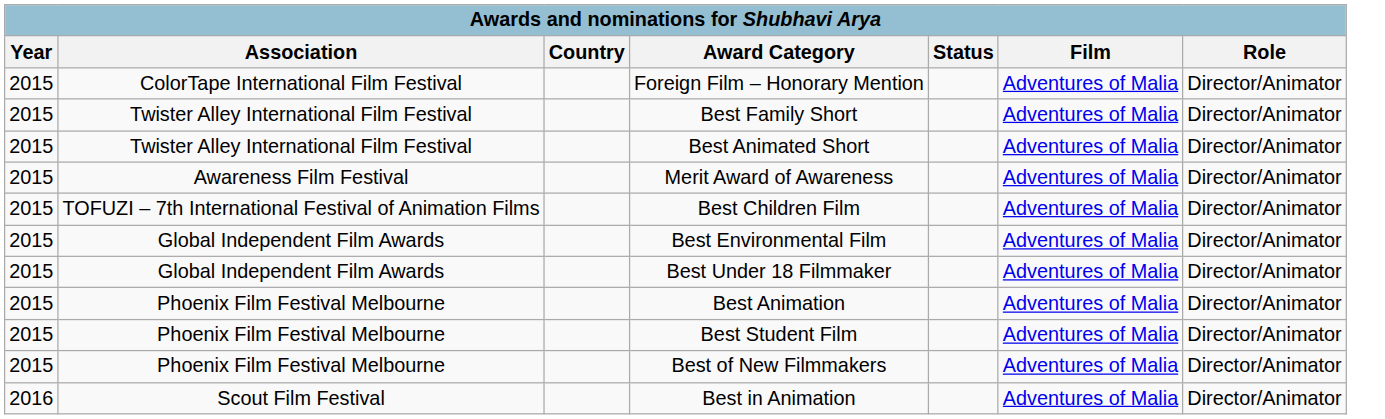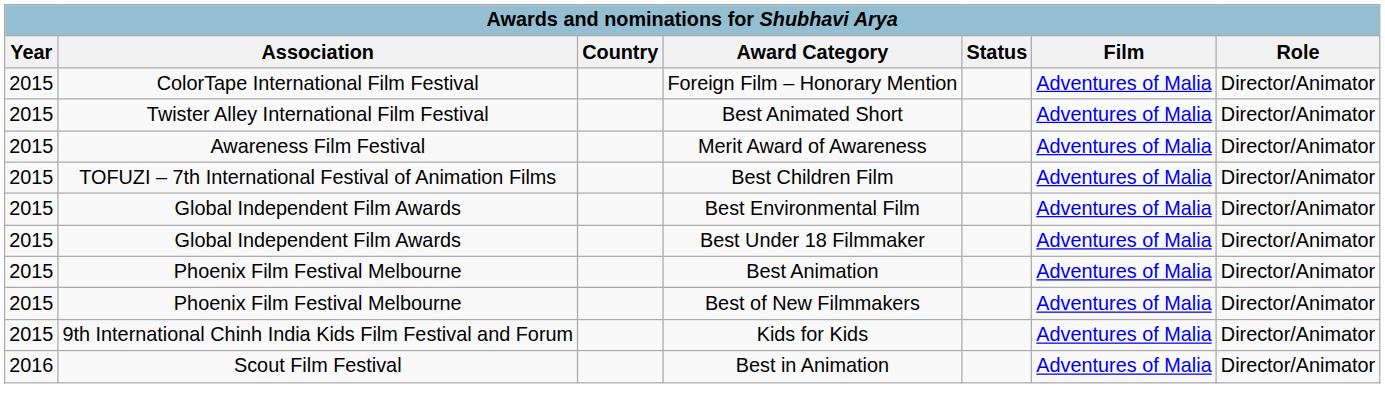- row: (779, 114)
- row: (779, 334)
+ row: (812, 334)
